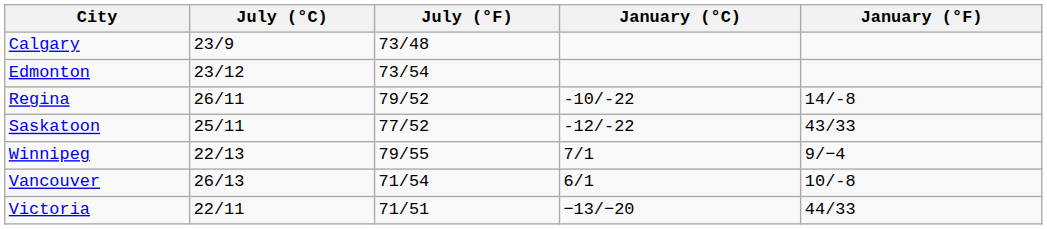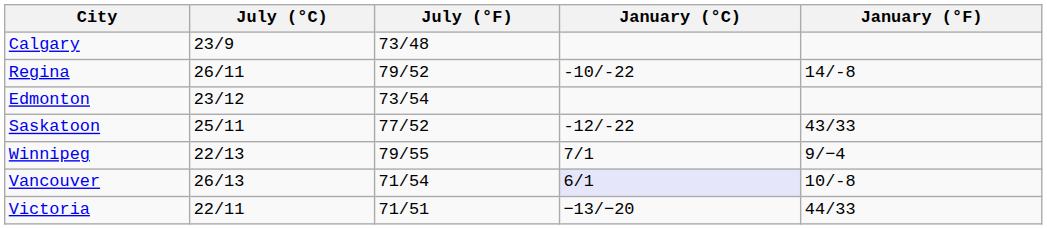rows swapped: (49, 73) <-> (39, 101)
(579, 183) no background -> (579, 183) lavender background
